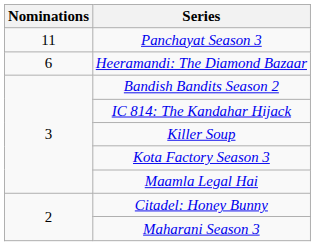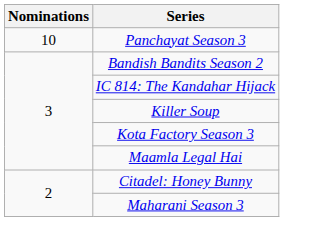(48, 39) 11 -> (48, 39) 10
- row: (201, 63)
